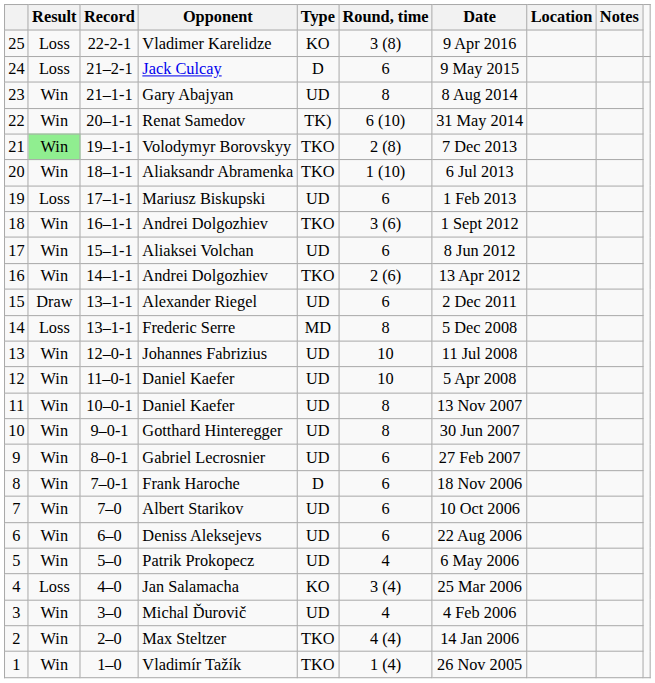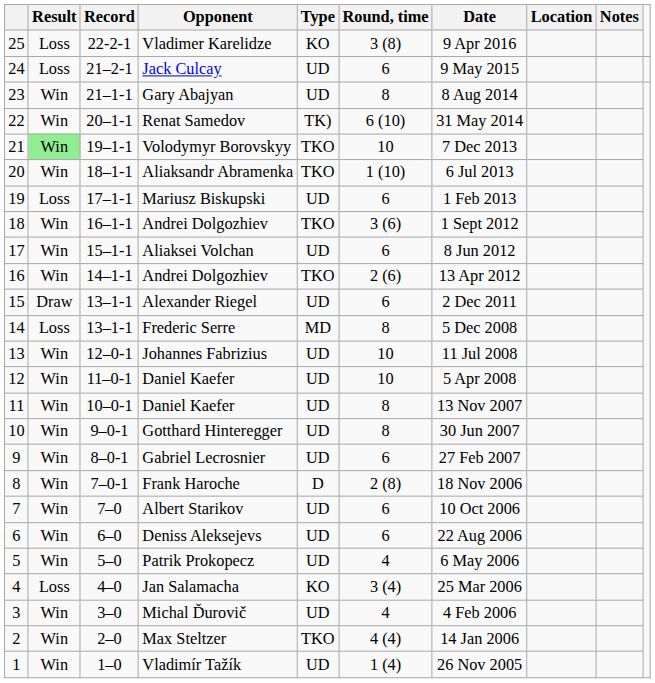(318, 69) D -> (318, 69) UD
(386, 146) 2 (8) -> (386, 146) 10
(386, 483) 6 -> (386, 483) 2 (8)
(318, 664) TKO -> (318, 664) UD
